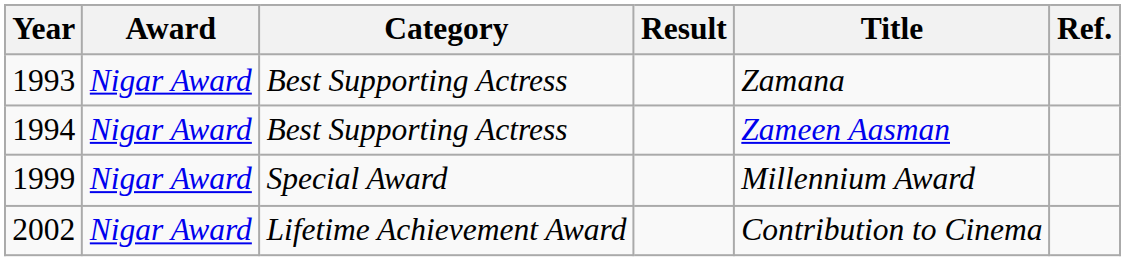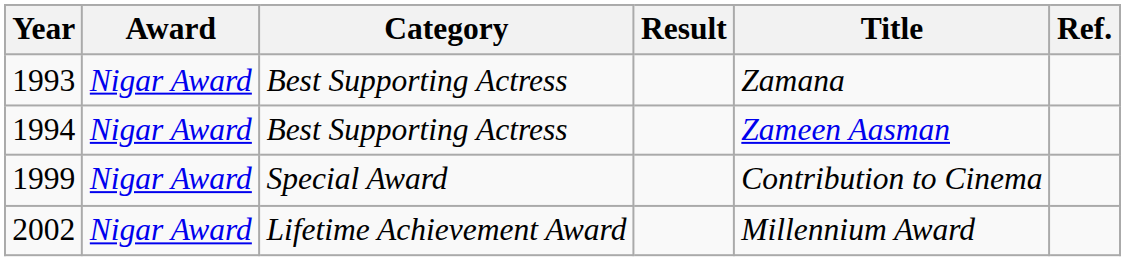(858, 179) Millennium Award -> (892, 179) Contribution to Cinema
(892, 229) Contribution to Cinema -> (858, 229) Millennium Award
